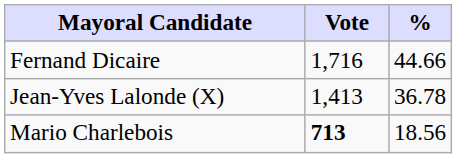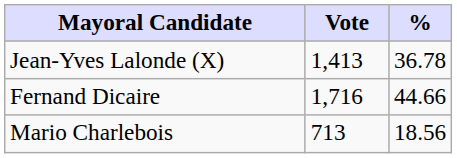rows swapped: (85, 59) <-> (117, 96)
(328, 133) bold -> (328, 133) normal
